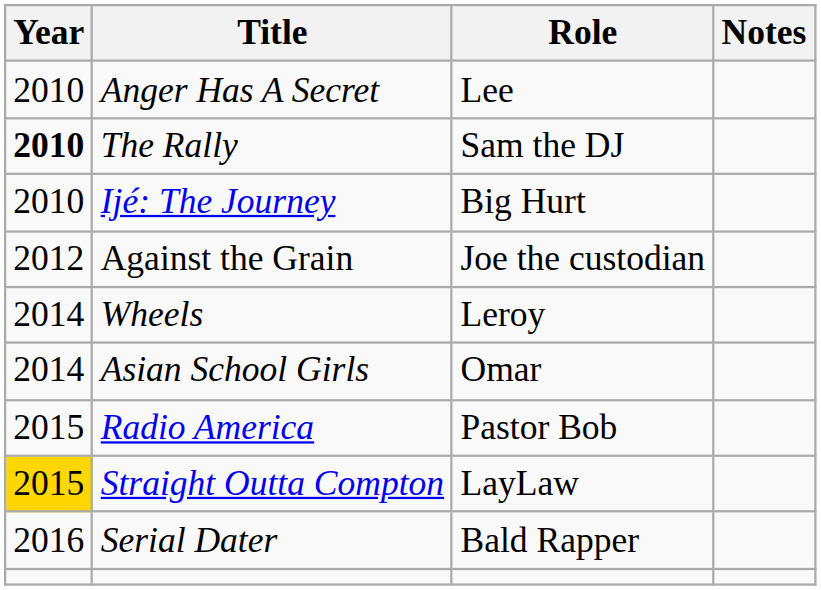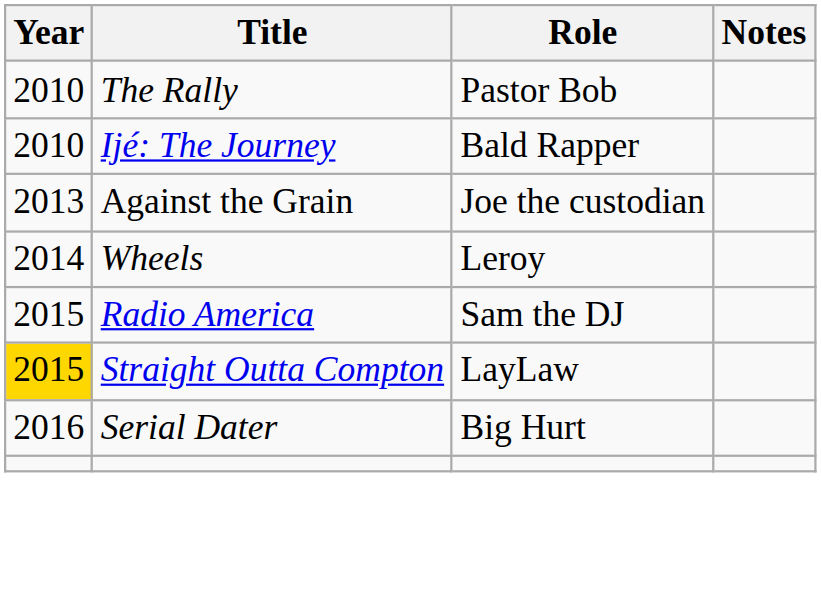- row: (240, 88)
(49, 145) bold -> (49, 88) normal
(542, 145) Sam the DJ -> (539, 88) Pastor Bob
(523, 201) Big Hurt -> (550, 145) Bald Rapper
(49, 257) 2012 -> (49, 201) 2013
- row: (235, 370)
(539, 426) Pastor Bob -> (542, 314) Sam the DJ
(550, 539) Bald Rapper -> (523, 426) Big Hurt
